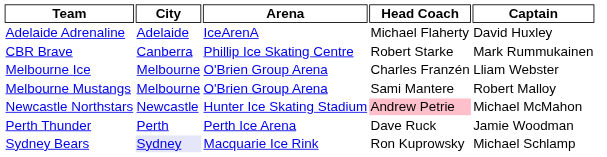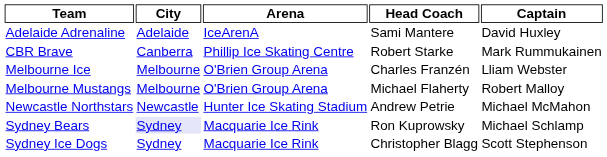(420, 32) Michael Flaherty -> (412, 32) Sami Mantere
(412, 88) Sami Mantere -> (420, 88) Michael Flaherty
(413, 106) pink background -> (413, 106) no background
- row: (48, 125)
+ row: (56, 143)
